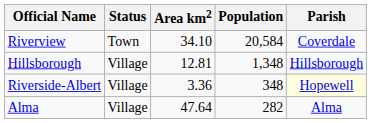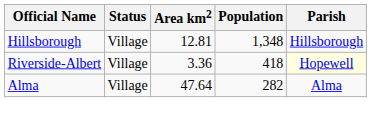- row: (37, 41)
(273, 85) 348 -> (273, 63) 418
